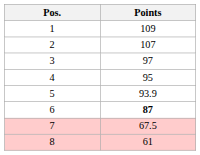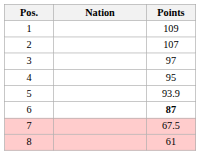+ column: (100, 12)
